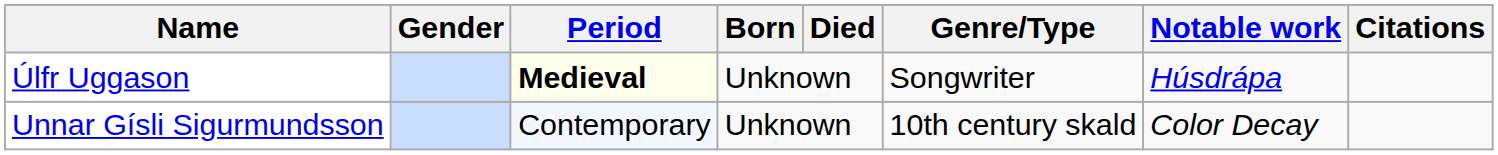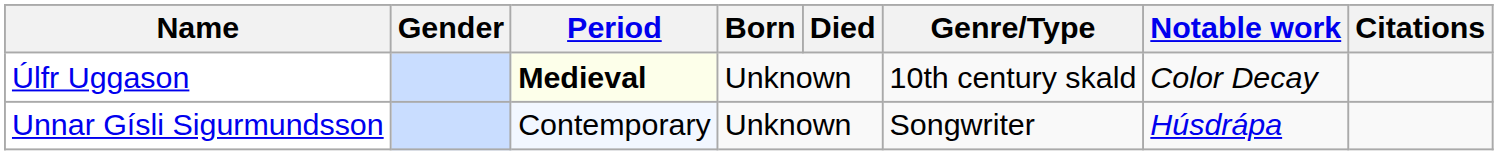(962, 76) Songwriter -> (1013, 76) 10th century skald
(1216, 76) Húsdrápa -> (1234, 76) Color Decay
(1013, 125) 10th century skald -> (962, 125) Songwriter
(1234, 125) Color Decay -> (1216, 125) Húsdrápa
